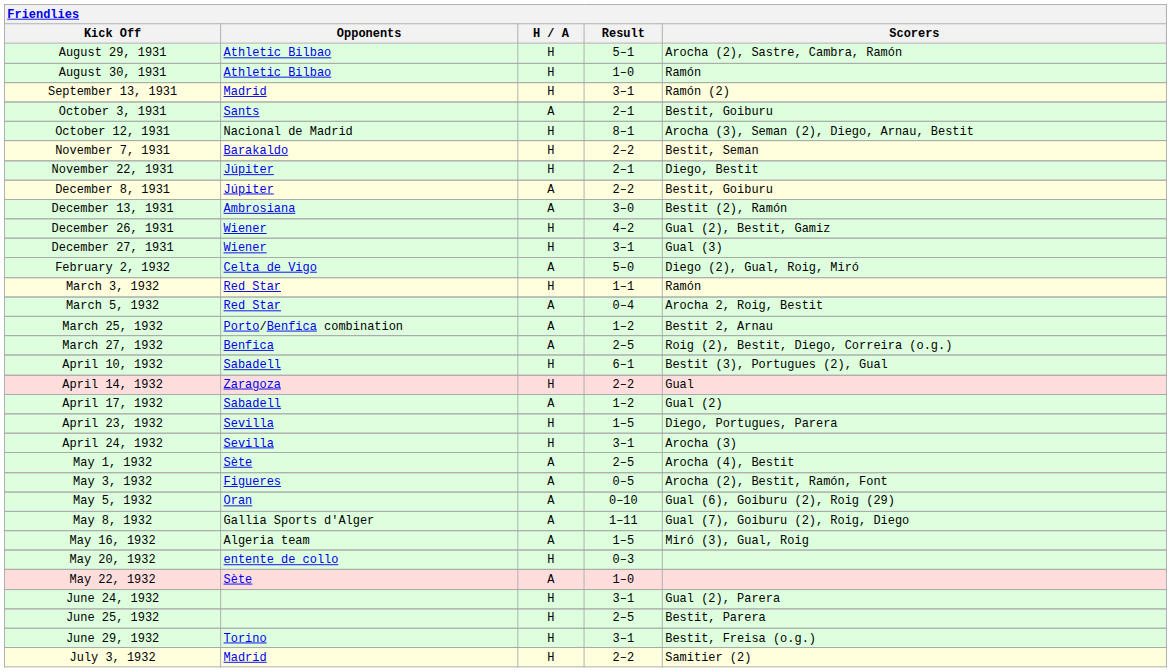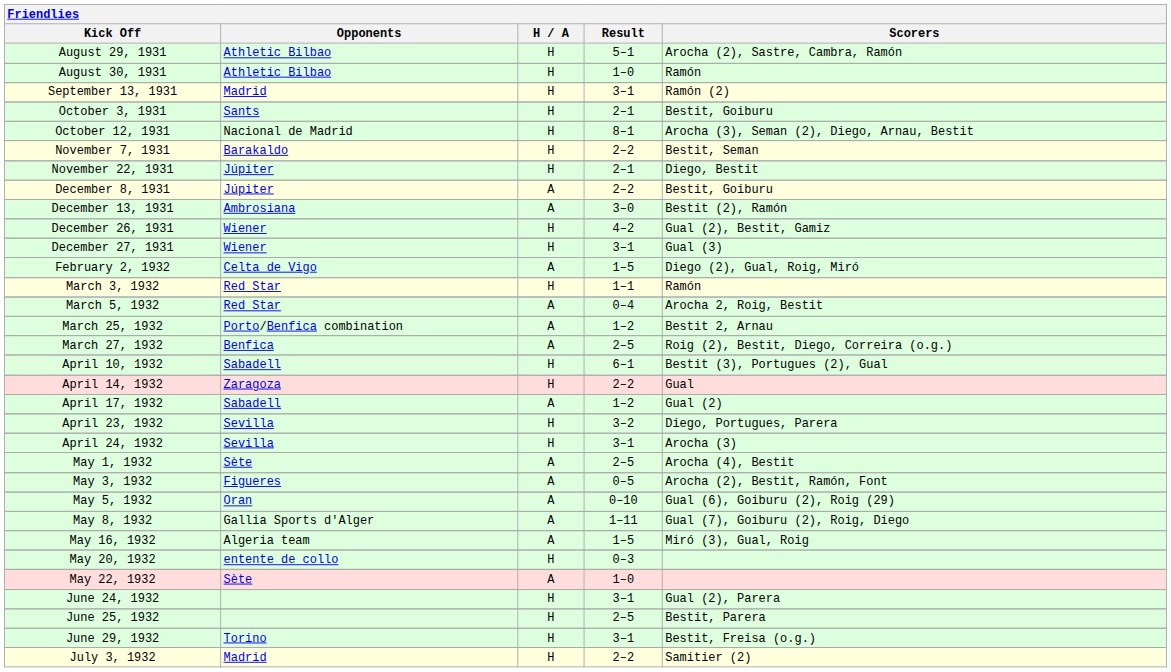(551, 112) A -> (551, 112) H
(623, 268) 5–0 -> (623, 268) 1–5
(623, 424) 1–5 -> (623, 424) 3–2
